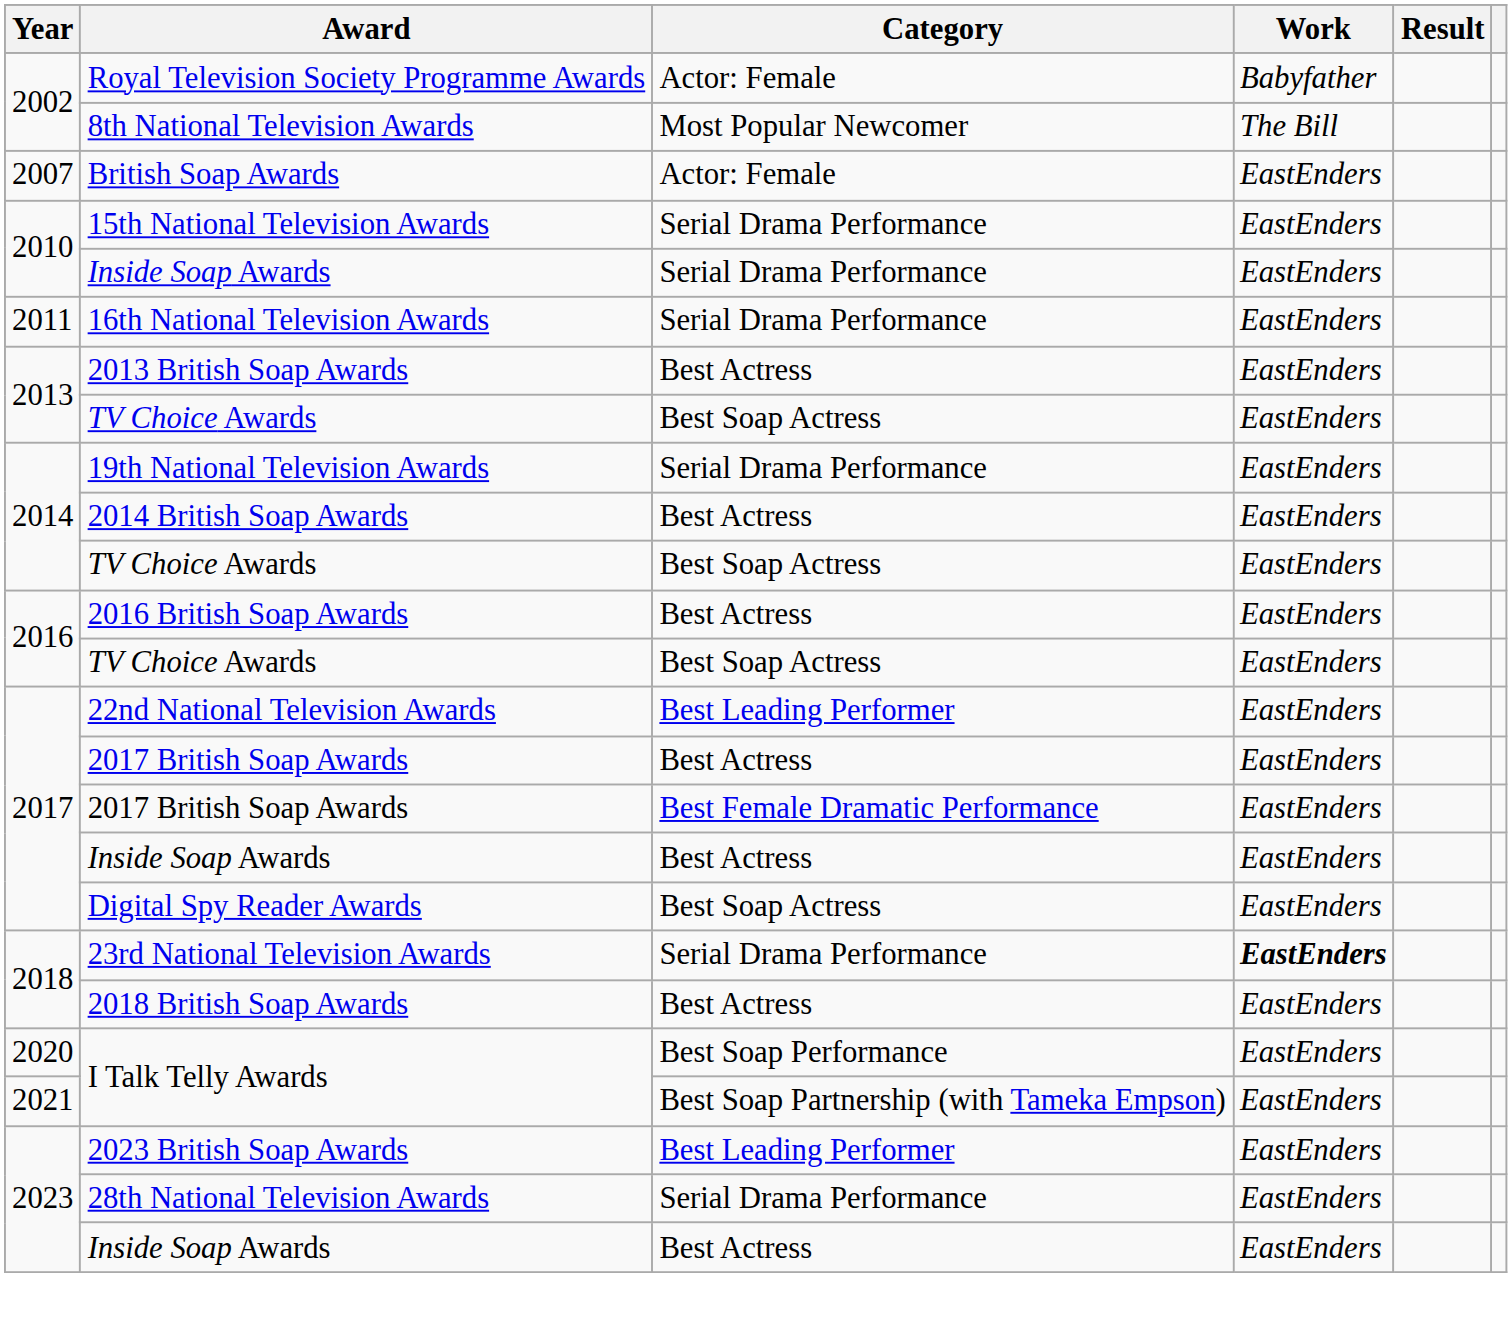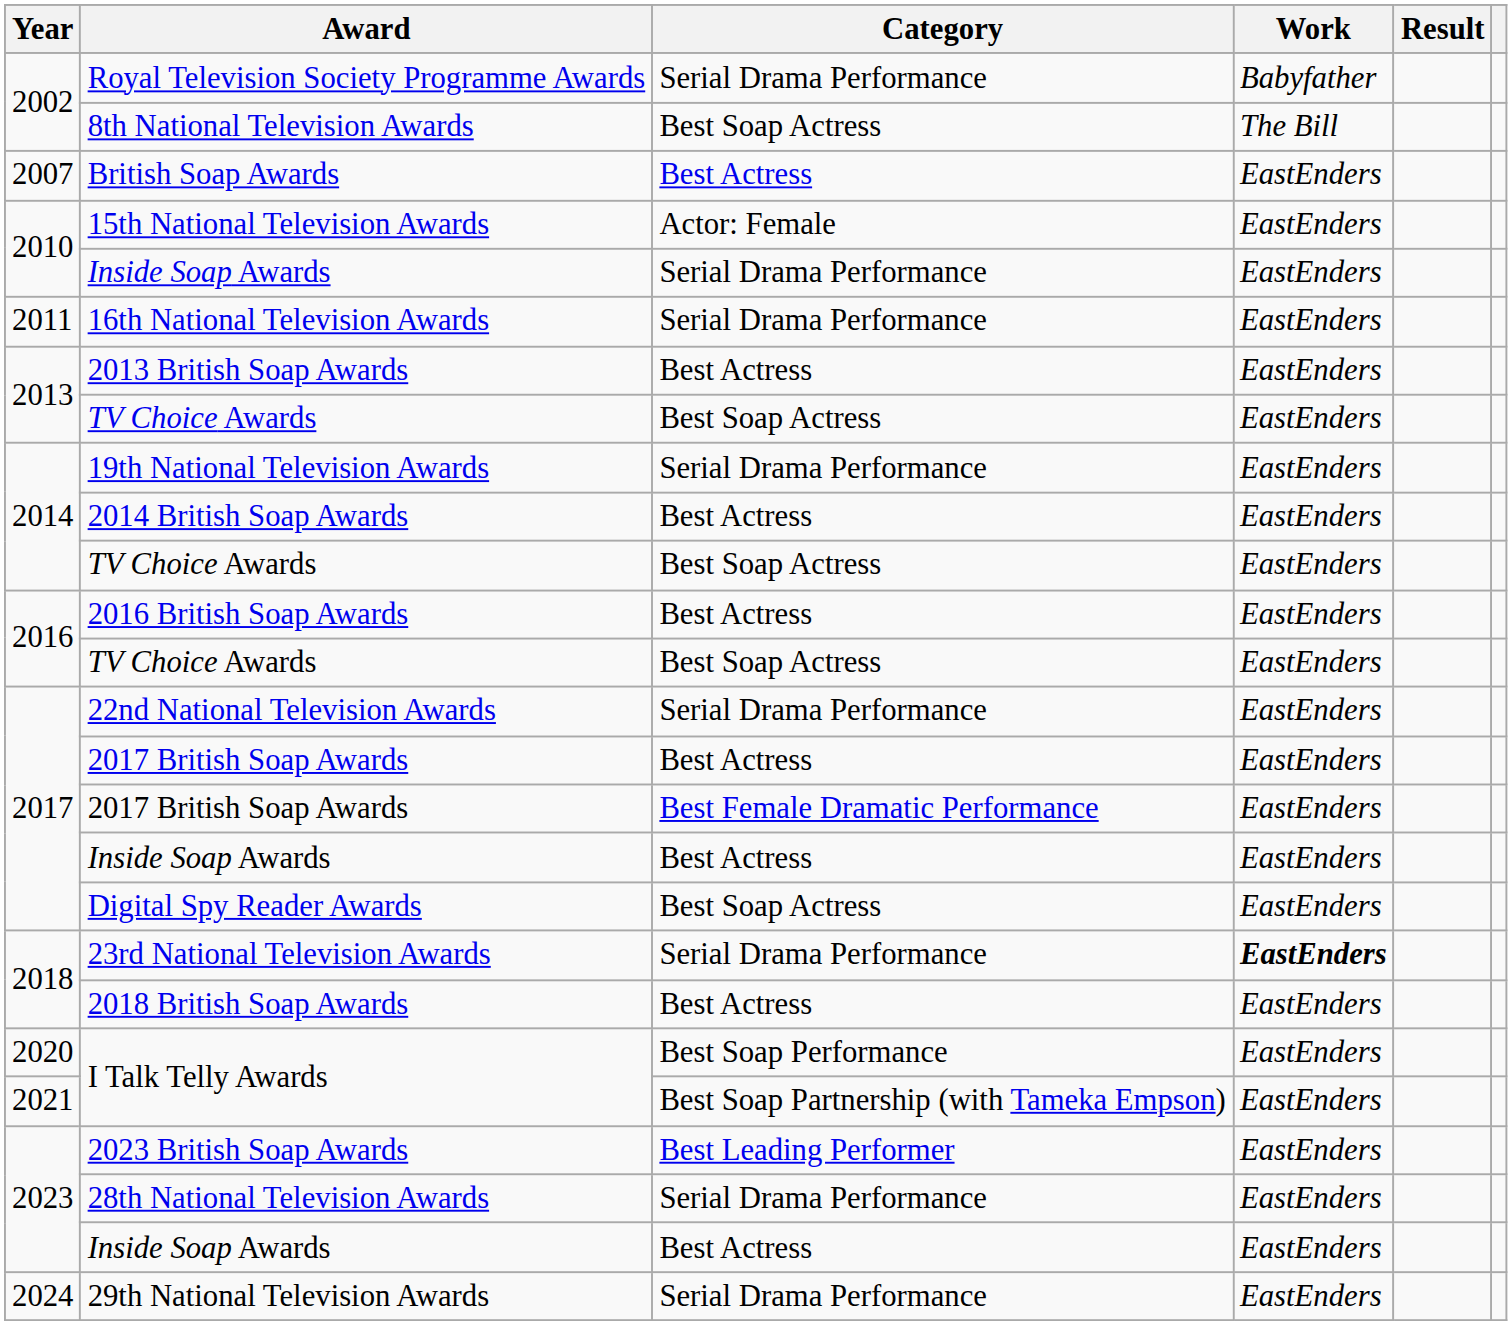(748, 77) Actor: Female -> (823, 77) Serial Drama Performance
(814, 126) Most Popular Newcomer -> (770, 126) Best Soap Actress
(748, 175) Actor: Female -> (736, 175) Best Actress
(823, 223) Serial Drama Performance -> (748, 223) Actor: Female
(807, 710) Best Leading Performer -> (823, 710) Serial Drama Performance
+ row: (43, 1295)
